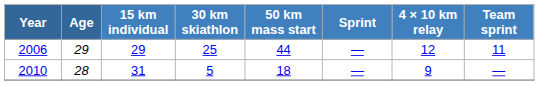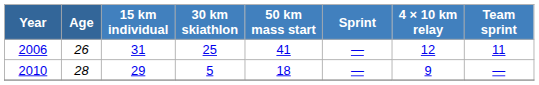(81, 50) 29 -> (81, 50) 26
(138, 50) 29 -> (138, 50) 31
(284, 50) 44 -> (284, 50) 41
(138, 70) 31 -> (138, 70) 29
